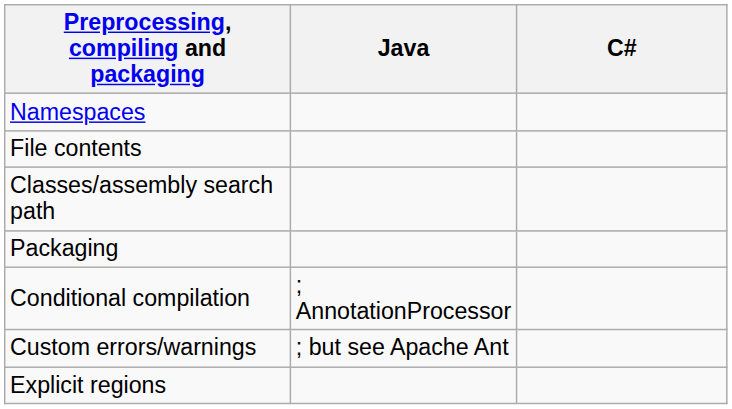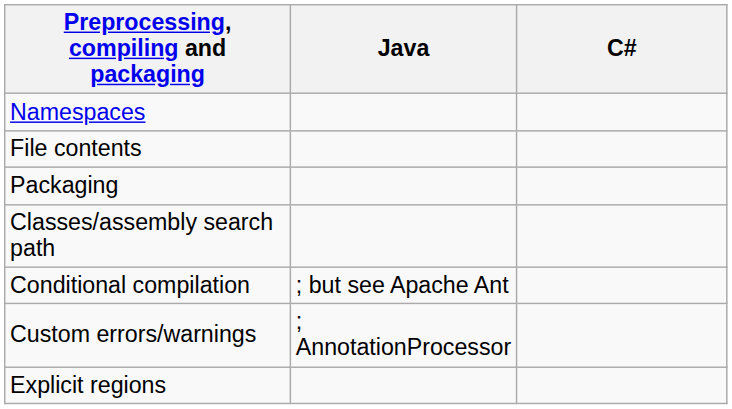rows swapped: (64, 248) <-> (142, 198)
(403, 298) ; AnnotationProcessor -> (402, 285) ; but see Apache Ant
(402, 348) ; but see Apache Ant -> (403, 335) ; AnnotationProcessor
